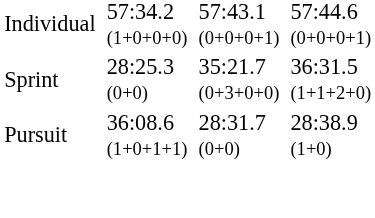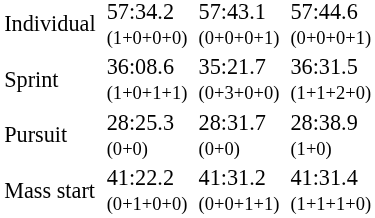(140, 79) 28:25.3 (0+0) -> (147, 79) 36:08.6 (1+0+1+1)
(147, 135) 36:08.6 (1+0+1+1) -> (140, 135) 28:25.3 (0+0)
+ row: (50, 190)
